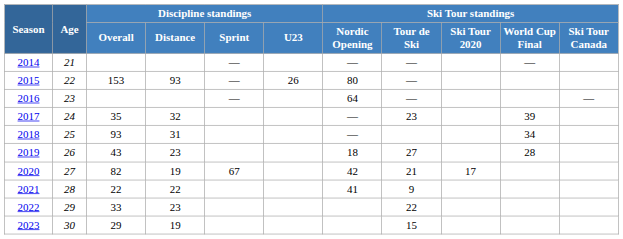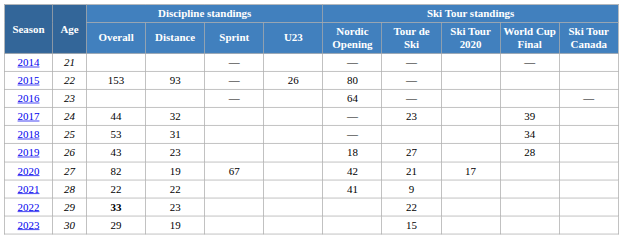(116, 116) 35 -> (116, 116) 44
(116, 134) 93 -> (116, 134) 53
(116, 207) normal -> (116, 207) bold
